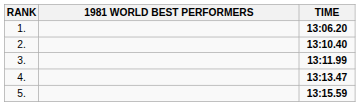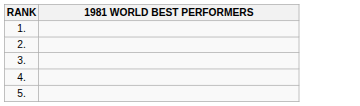- column: (327, 13)
